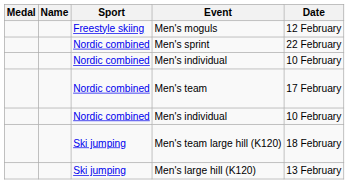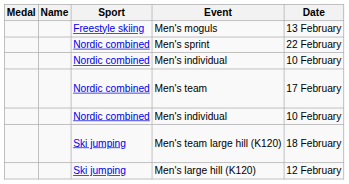(314, 29) 12 February -> (314, 29) 13 February
(314, 171) 13 February -> (314, 171) 12 February
